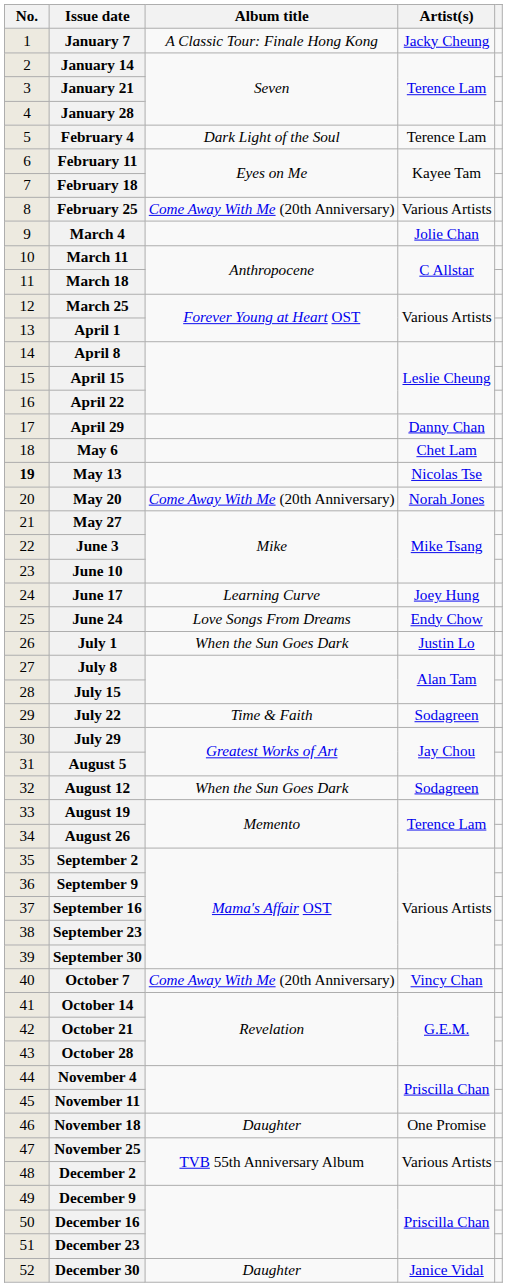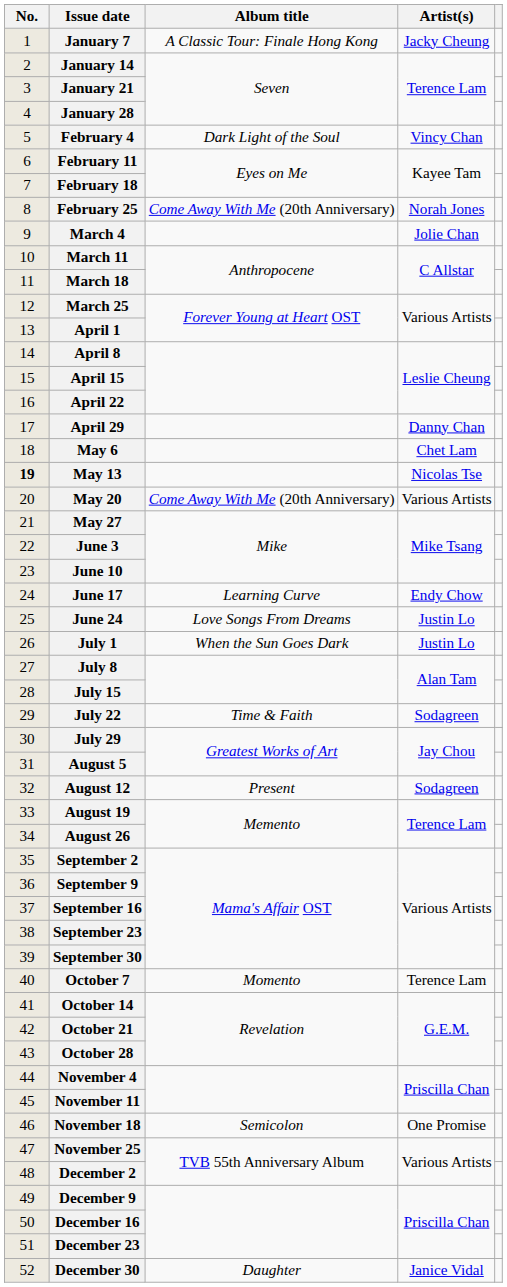(447, 137) Terence Lam -> (447, 137) Vincy Chan
(447, 209) Various Artists -> (447, 209) Norah Jones
(447, 498) Norah Jones -> (447, 498) Various Artists
(447, 595) Joey Hung -> (447, 595) Endy Chow
(447, 619) Endy Chow -> (447, 619) Justin Lo
(272, 787) When the Sun Goes Dark -> (272, 787) Present
(272, 980) Come Away With Me (20th Anniversary) -> (272, 980) Momento
(447, 980) Vincy Chan -> (447, 980) Terence Lam
(272, 1125) Daughter -> (272, 1125) Semicolon
